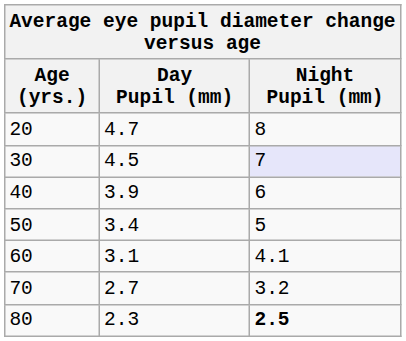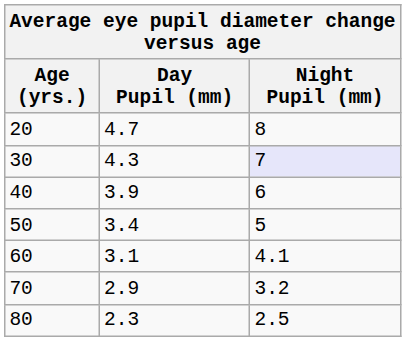(122, 161) 4.5 -> (122, 161) 4.3
(122, 288) 2.7 -> (122, 288) 2.9
(272, 320) bold -> (272, 320) normal
